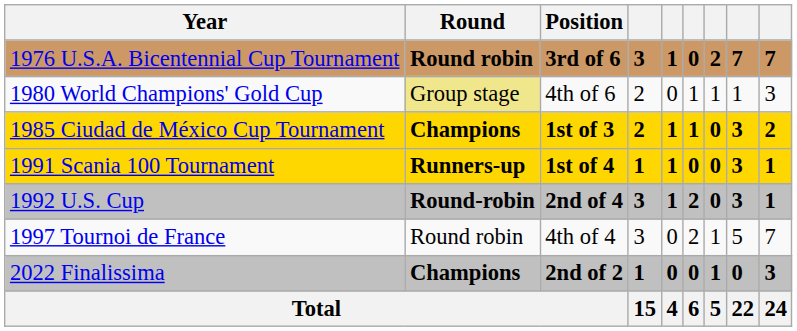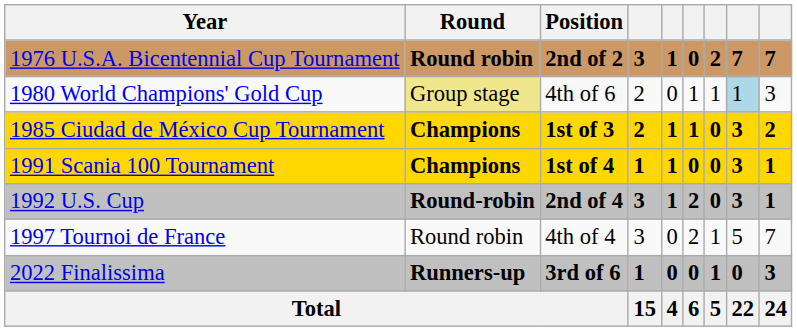(583, 58) 3rd of 6 -> (584, 58) 2nd of 2
(737, 93) no background -> (737, 93) lightblue background
(468, 165) Runners-up -> (465, 165) Champions
(465, 272) Champions -> (468, 272) Runners-up
(584, 272) 2nd of 2 -> (583, 272) 3rd of 6
